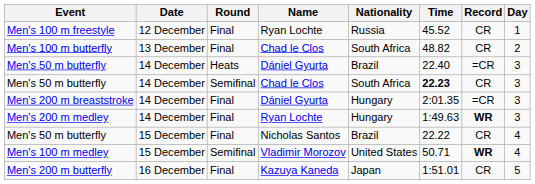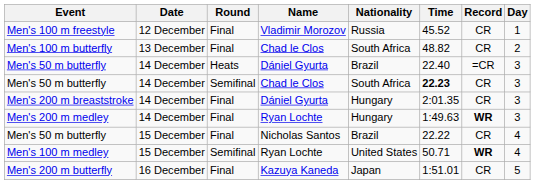(292, 30) Ryan Lochte -> (303, 30) Vladimir Morozov
(483, 100) =CR -> (483, 100) CR
(303, 153) Vladimir Morozov -> (292, 153) Ryan Lochte
